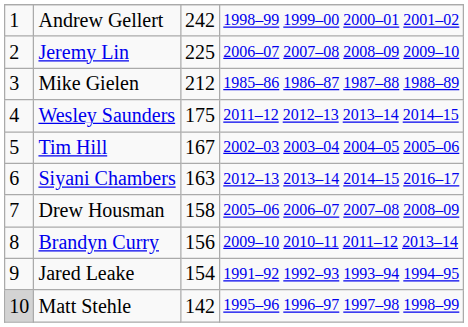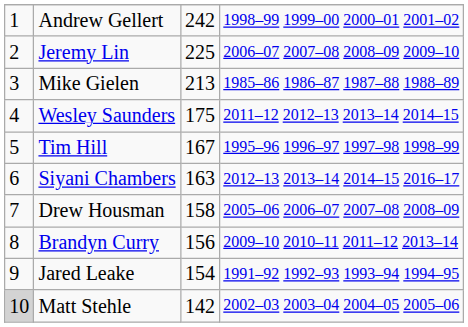(200, 83) 212 -> (200, 83) 213
(341, 147) 2002–03 2003–04 2004–05 2005–06 -> (341, 147) 1995–96 1996–97 1997–98 1998–99
(341, 305) 1995–96 1996–97 1997–98 1998–99 -> (341, 305) 2002–03 2003–04 2004–05 2005–06
